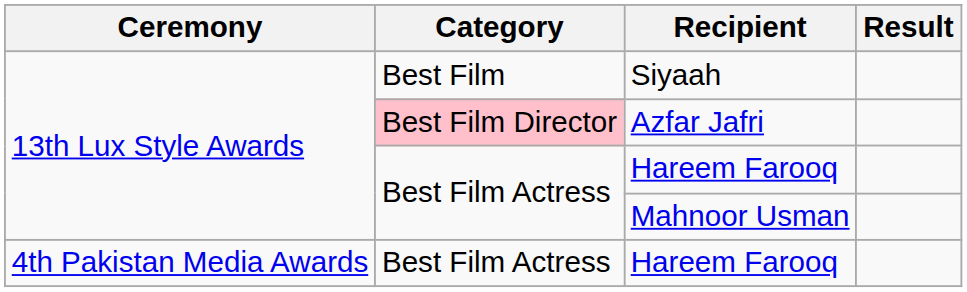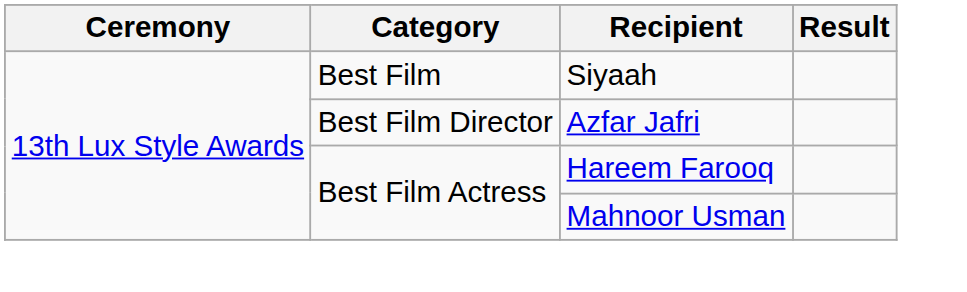(499, 121) pink background -> (435, 121) no background
- row: (190, 262)
